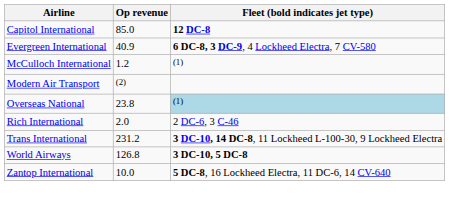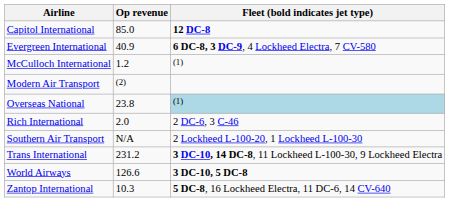+ row: (55, 138)
(128, 155) 126.8 -> (128, 172) 126.6
(125, 172) 10.0 -> (125, 188) 10.3
